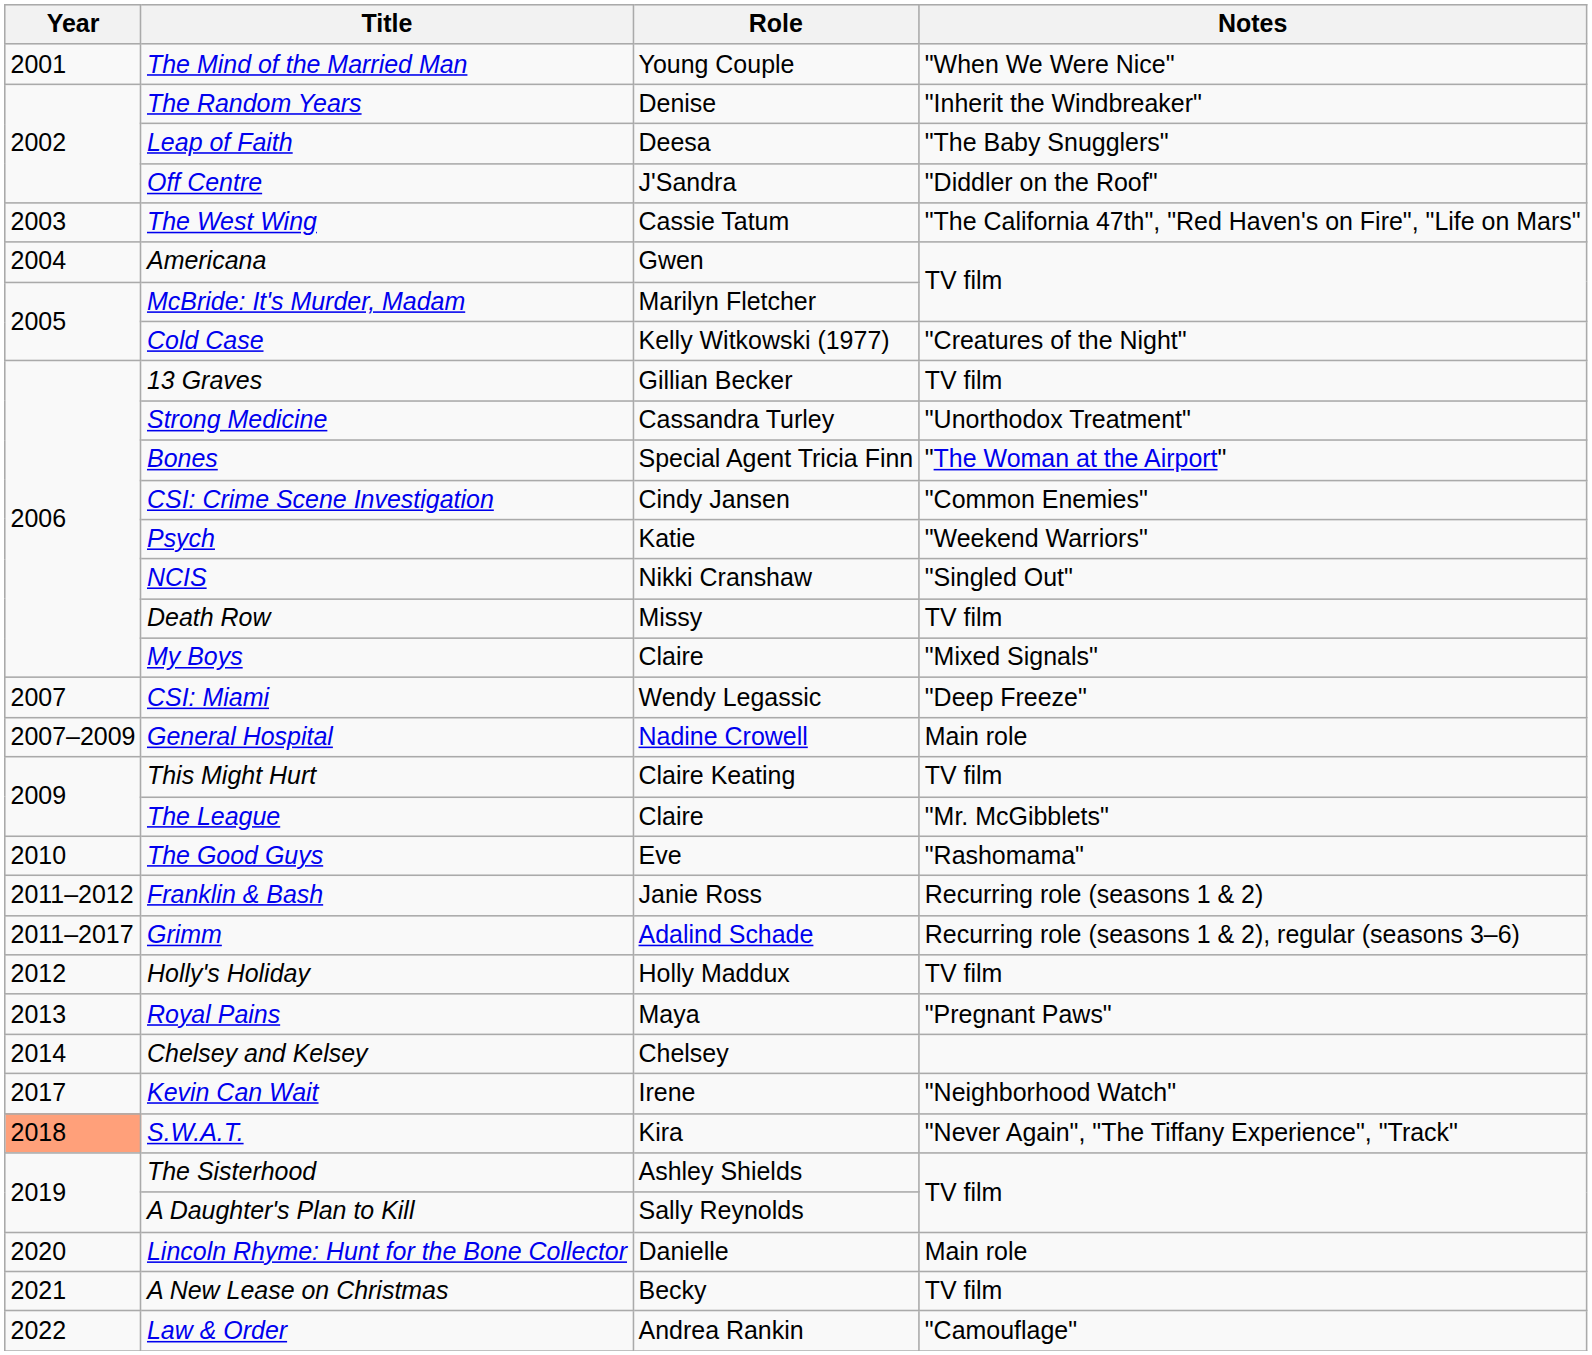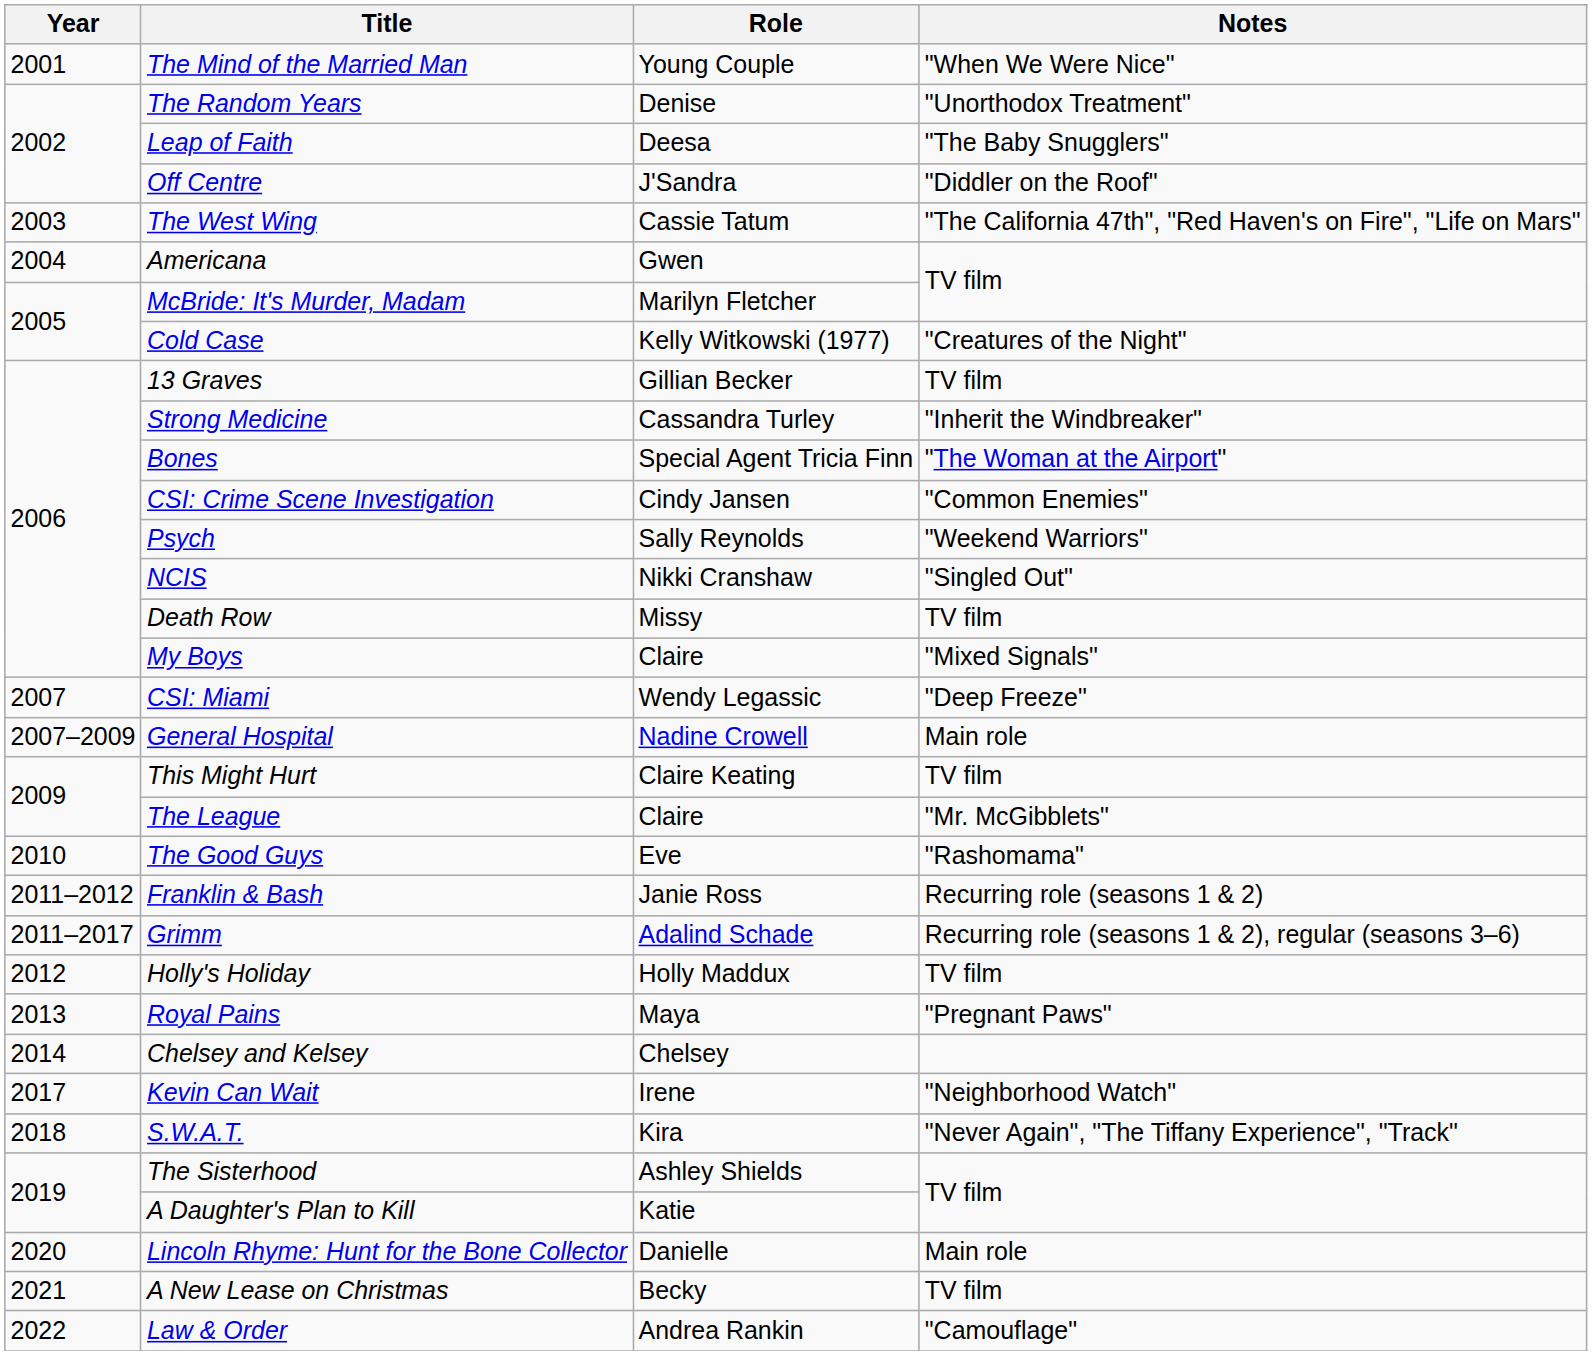(1063, 103) "Inherit the Windbreaker" -> (1058, 103) "Unorthodox Treatment"
(1058, 420) "Unorthodox Treatment" -> (1063, 420) "Inherit the Windbreaker"
(667, 538) Katie -> (721, 538) Sally Reynolds
(38, 1132) lightsalmon background -> (38, 1132) no background
(721, 1211) Sally Reynolds -> (667, 1211) Katie
